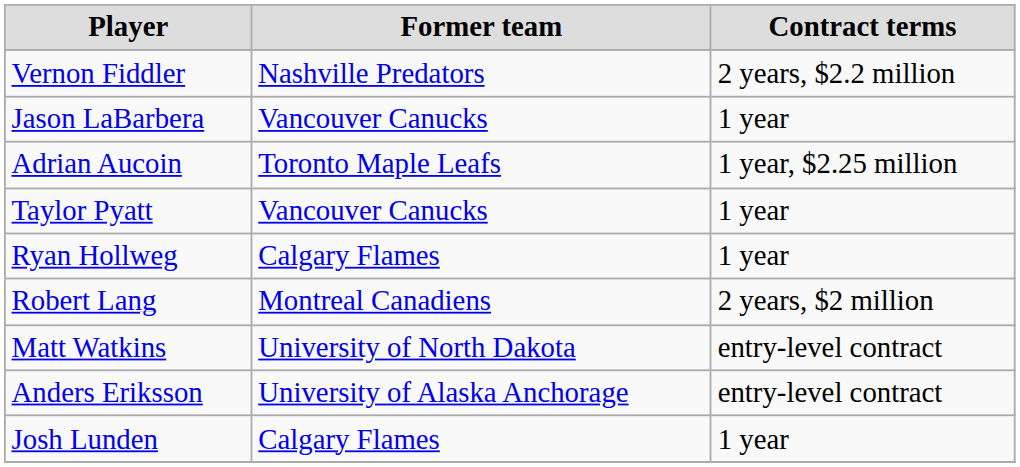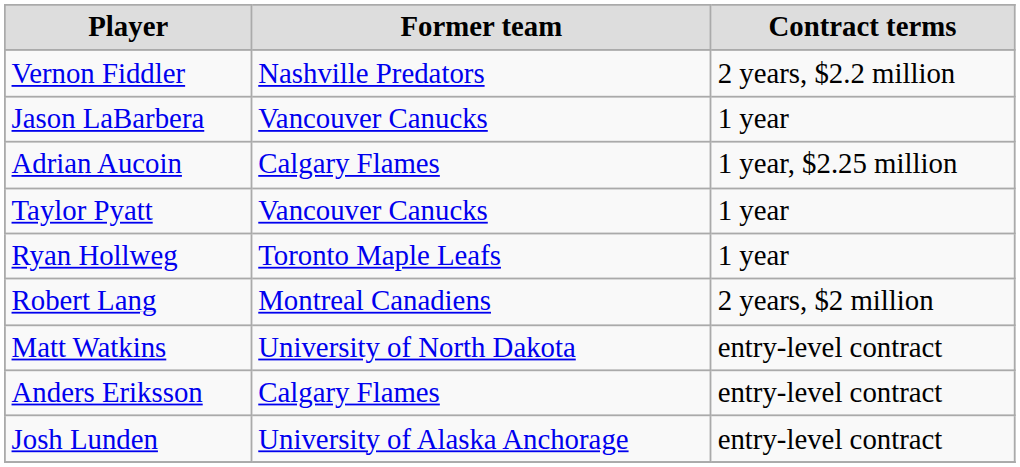(380, 164) Toronto Maple Leafs -> (349, 164) Calgary Flames
(349, 255) Calgary Flames -> (380, 255) Toronto Maple Leafs
(443, 392) University of Alaska Anchorage -> (349, 392) Calgary Flames
(349, 438) Calgary Flames -> (443, 438) University of Alaska Anchorage
(753, 438) 1 year -> (830, 438) entry-level contract
